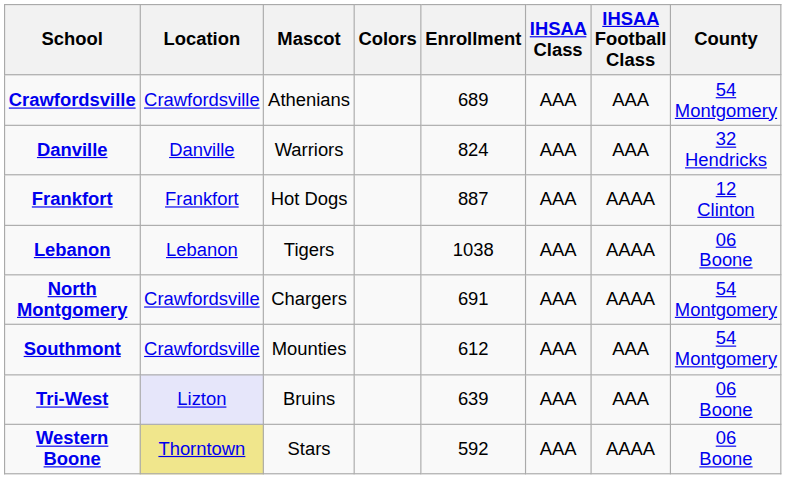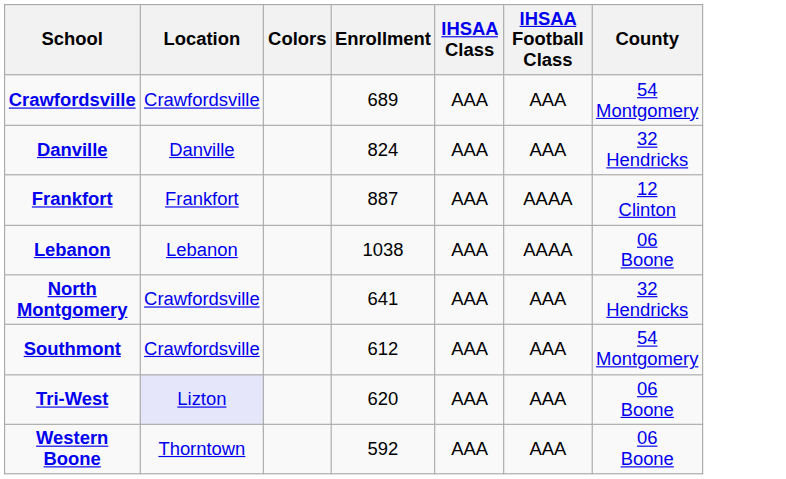- column: (309, 39)
(473, 299) 691 -> (383, 299) 641
(631, 299) AAAA -> (548, 299) AAA
(726, 299) 54 Montgomery -> (647, 299) 32 Hendricks
(473, 399) 639 -> (383, 399) 620
(202, 449) khaki background -> (202, 449) no background
(631, 449) AAAA -> (548, 449) AAA
